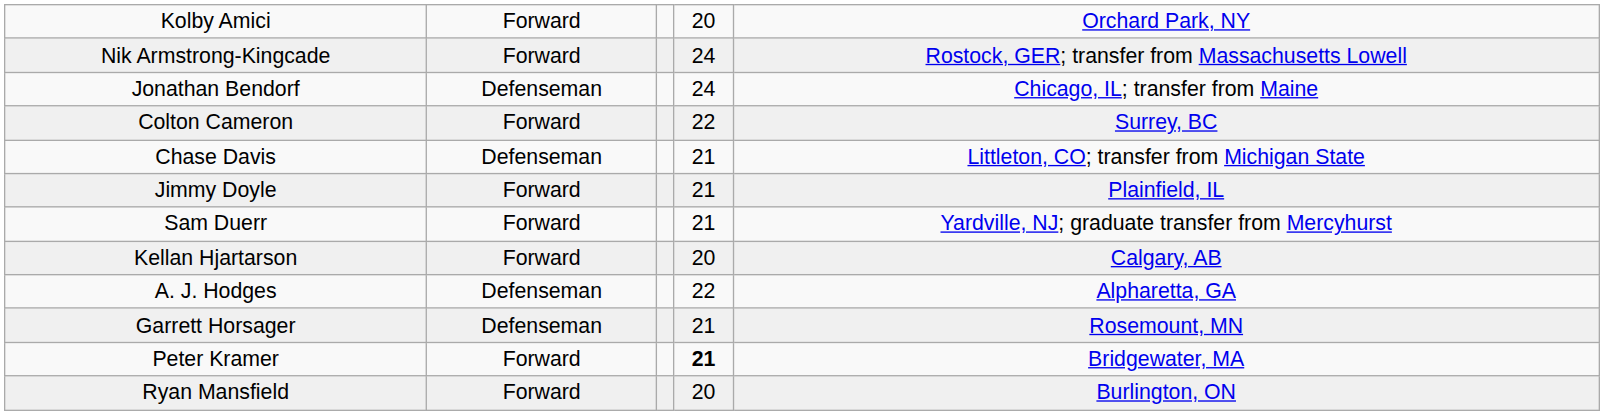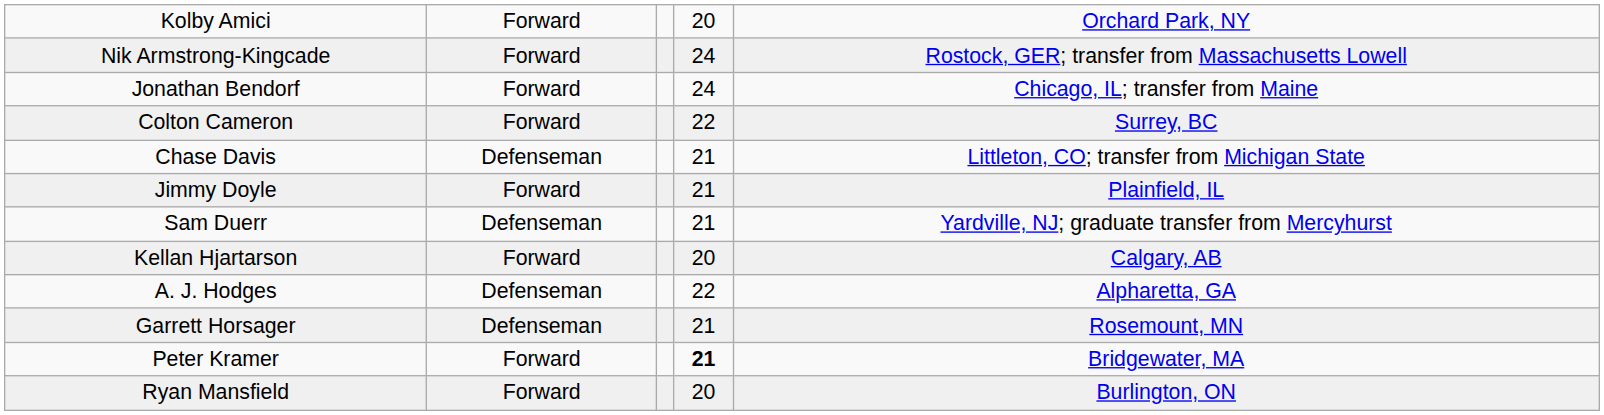(542, 88) Defenseman -> (542, 88) Forward
(542, 223) Forward -> (542, 223) Defenseman
